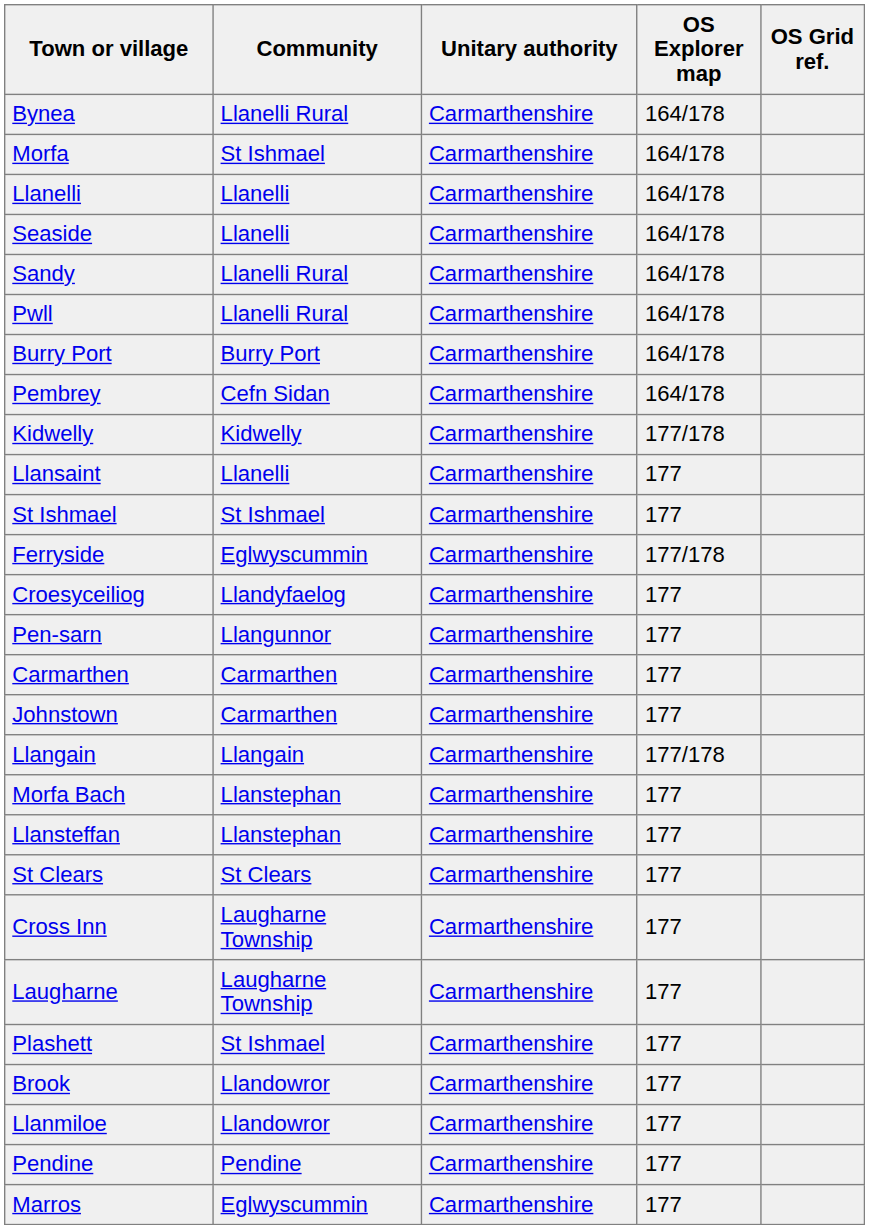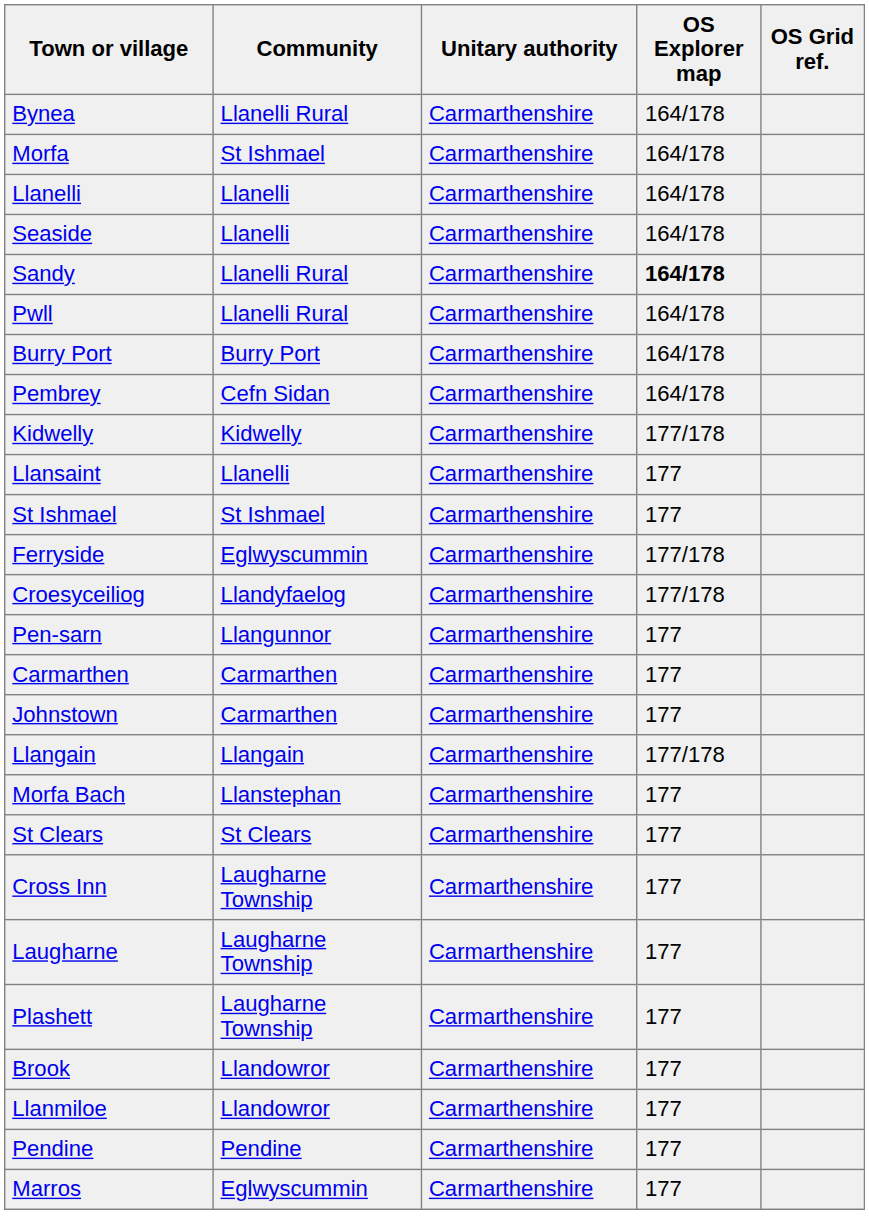(685, 274) normal -> (685, 274) bold
(663, 594) 177 -> (685, 594) 177/178
- row: (66, 834)
(273, 1044) St Ishmael -> (273, 1016) Laugharne Township
